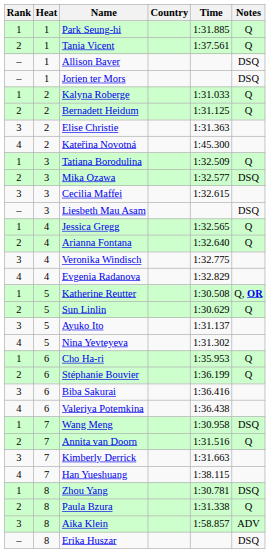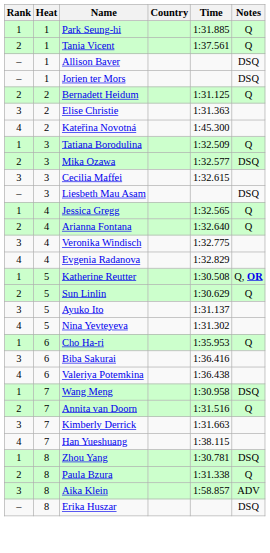- row: (96, 95)
- row: (101, 375)
